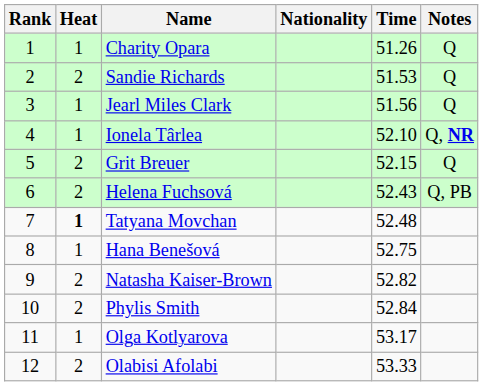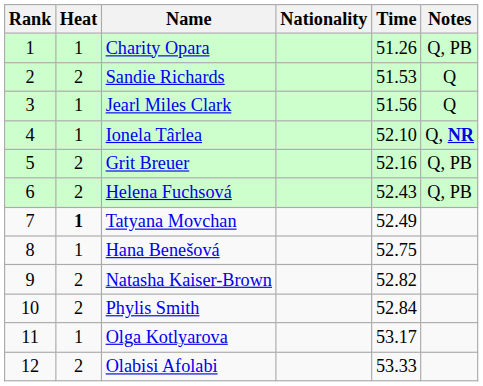(450, 47) Q -> (450, 47) Q, PB
(396, 163) 52.15 -> (396, 163) 52.16
(450, 163) Q -> (450, 163) Q, PB
(396, 221) 52.48 -> (396, 221) 52.49
